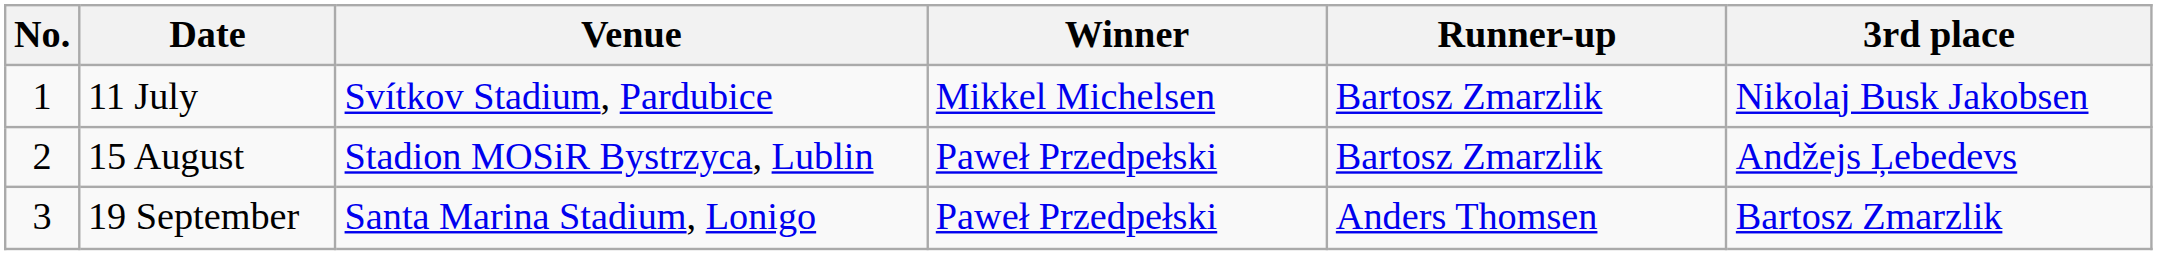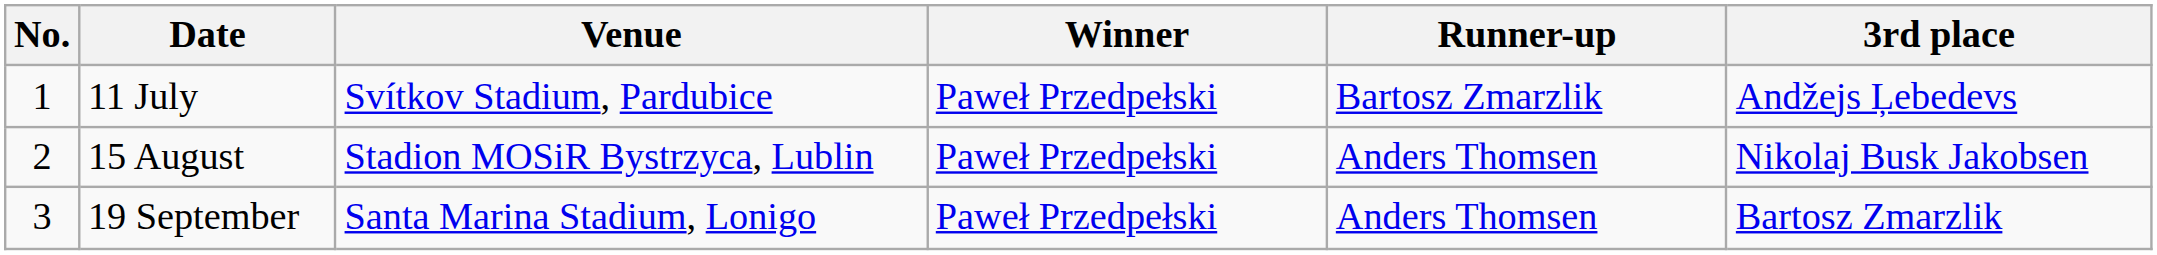(1075, 95) Mikkel Michelsen -> (1077, 95) Paweł Przedpełski
(1912, 95) Nikolaj Busk Jakobsen -> (1877, 95) Andžejs Ļebedevs
(1469, 156) Bartosz Zmarzlik -> (1467, 156) Anders Thomsen
(1877, 156) Andžejs Ļebedevs -> (1912, 156) Nikolaj Busk Jakobsen
